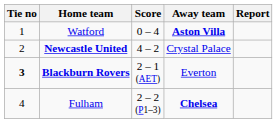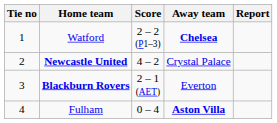(148, 31) 0 – 4 -> (148, 37) 2 – 2 (P1–3)
(199, 31) Aston Villa -> (199, 37) Chelsea
(22, 72) bold -> (22, 85) normal
(148, 103) 2 – 2 (P1–3) -> (148, 109) 0 – 4
(199, 103) Chelsea -> (199, 109) Aston Villa
